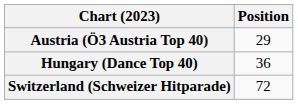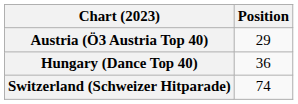(263, 87) 72 -> (263, 87) 74
